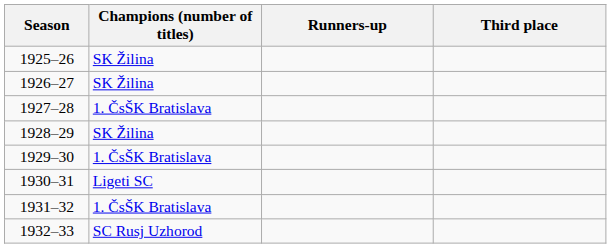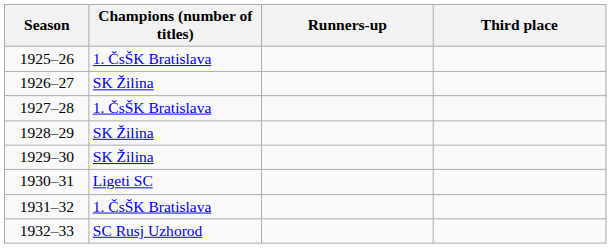(123, 58) SK Žilina -> (152, 58) 1. ČsŠK Bratislava
(152, 157) 1. ČsŠK Bratislava -> (123, 157) SK Žilina
